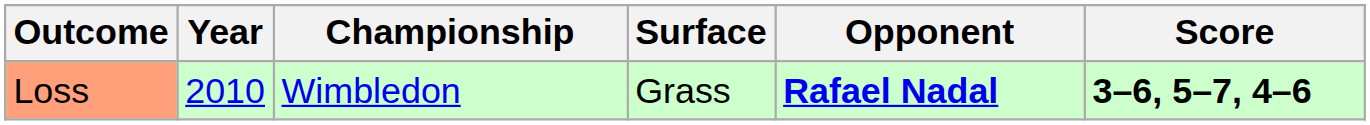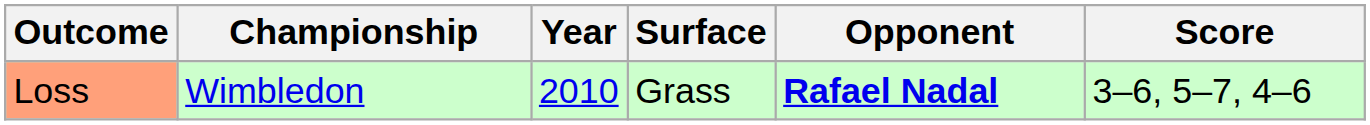columns swapped: (225, 32) <-> (450, 32)
(1202, 89) bold -> (1202, 89) normal
